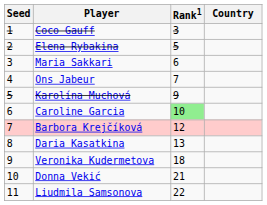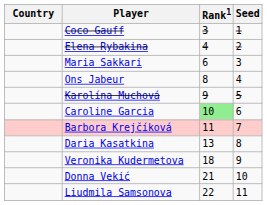columns swapped: (233, 14) <-> (19, 14)
(176, 47) 5 -> (205, 47) 4
(176, 79) 7 -> (205, 79) 8
(179, 128) 12 -> (208, 128) 11
